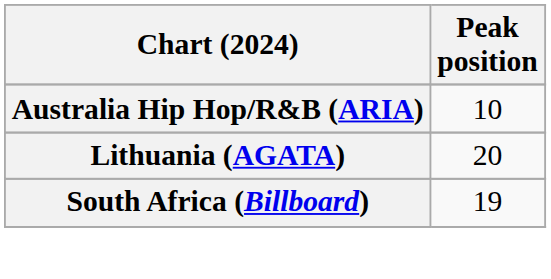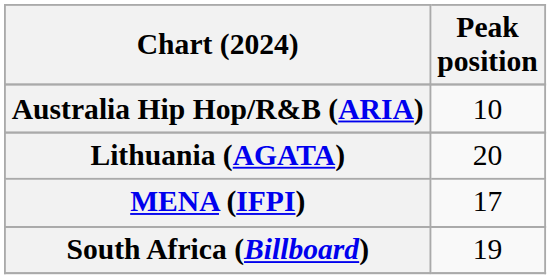+ row: (218, 202)
